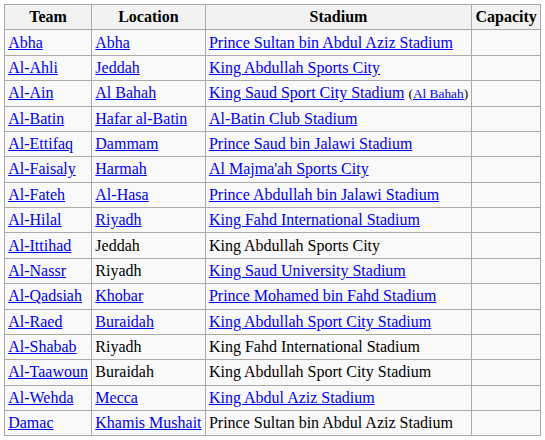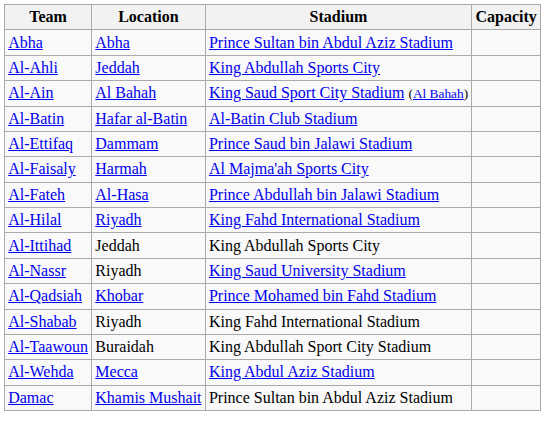- row: (35, 321)
